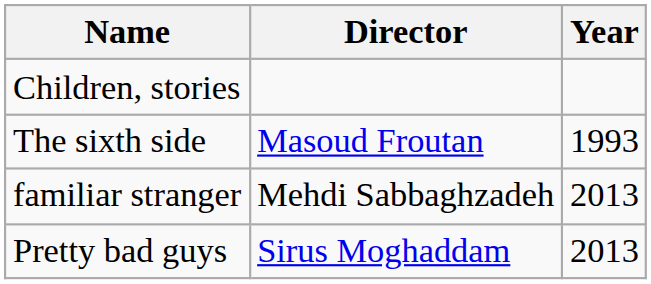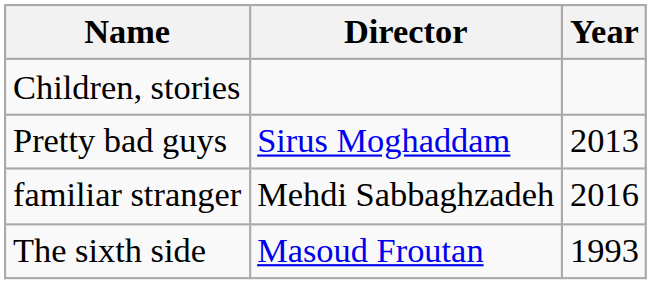rows swapped: (110, 140) <-> (120, 250)
(604, 195) 2013 -> (604, 195) 2016
